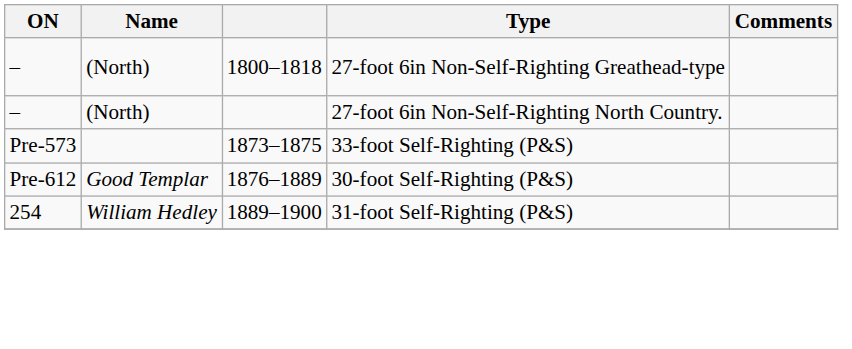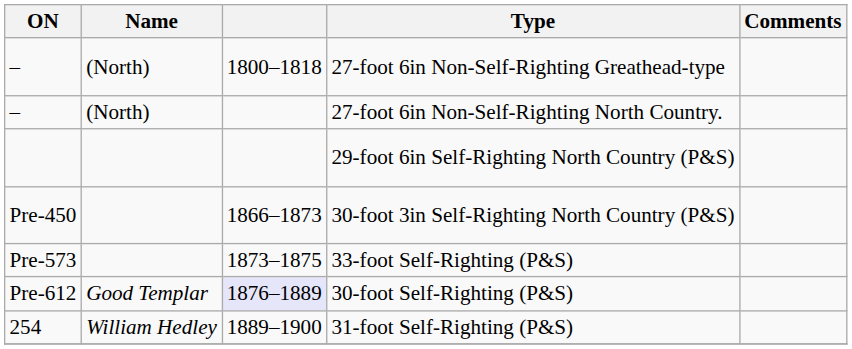+ row: (533, 157)
+ row: (533, 214)
(274, 178) no background -> (274, 293) lavender background
